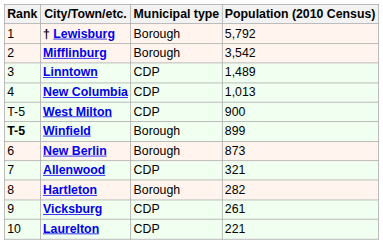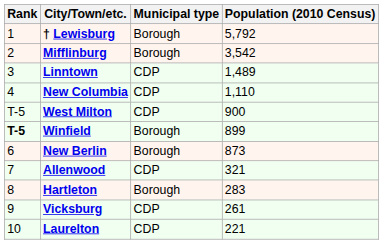(240, 92) 1,013 -> (240, 92) 1,110
(235, 190) 282 -> (235, 190) 283
